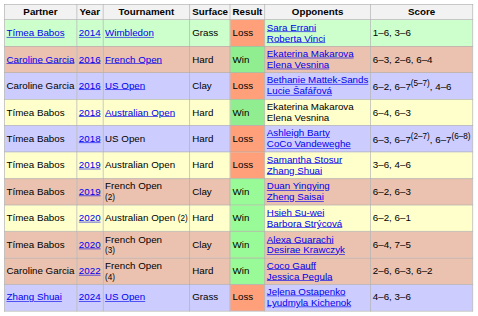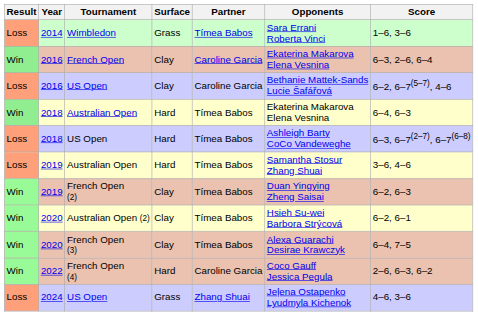columns swapped: (247, 12) <-> (40, 12)
(203, 59) Hard -> (164, 59) Clay
(203, 218) Hard -> (164, 218) Clay
